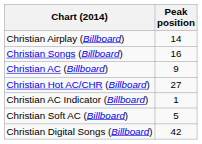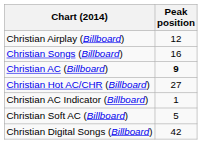(176, 38) 14 -> (176, 38) 12
(176, 69) normal -> (176, 69) bold
